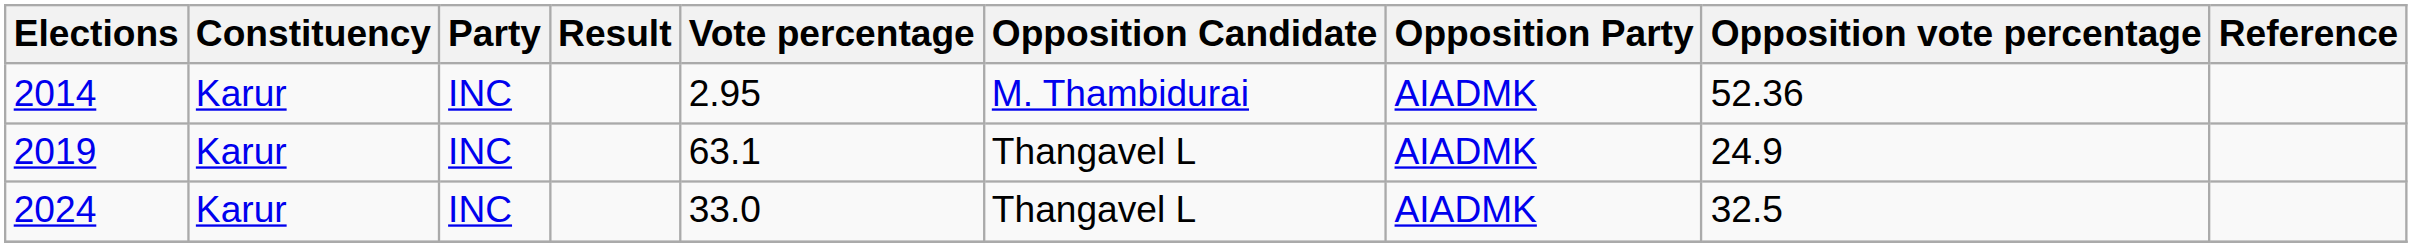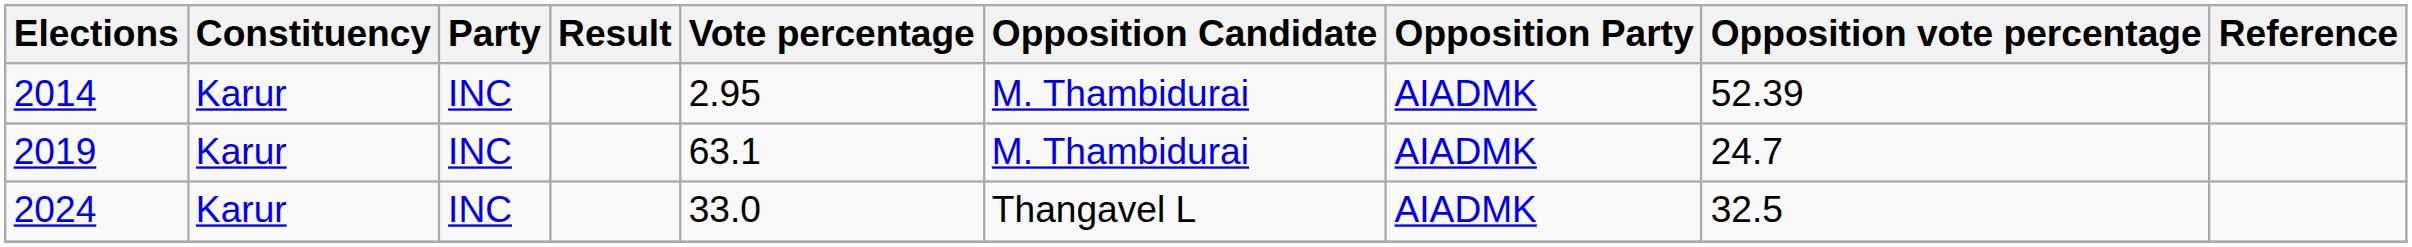(1757, 92) 52.36 -> (1757, 92) 52.39
(1094, 151) Thangavel L -> (1120, 151) M. Thambidurai
(1747, 151) 24.9 -> (1747, 151) 24.7
